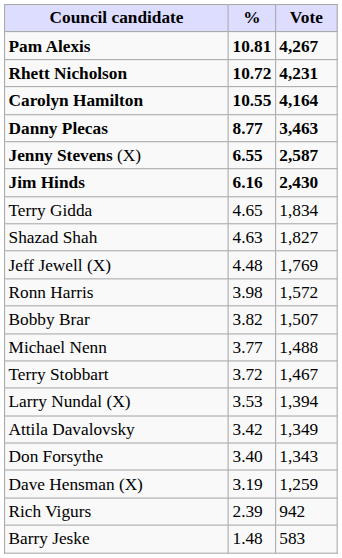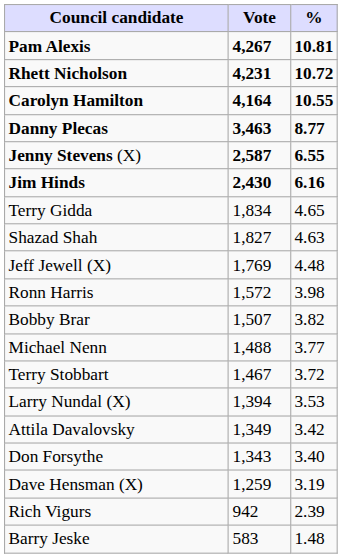columns swapped: (306, 18) <-> (252, 18)
